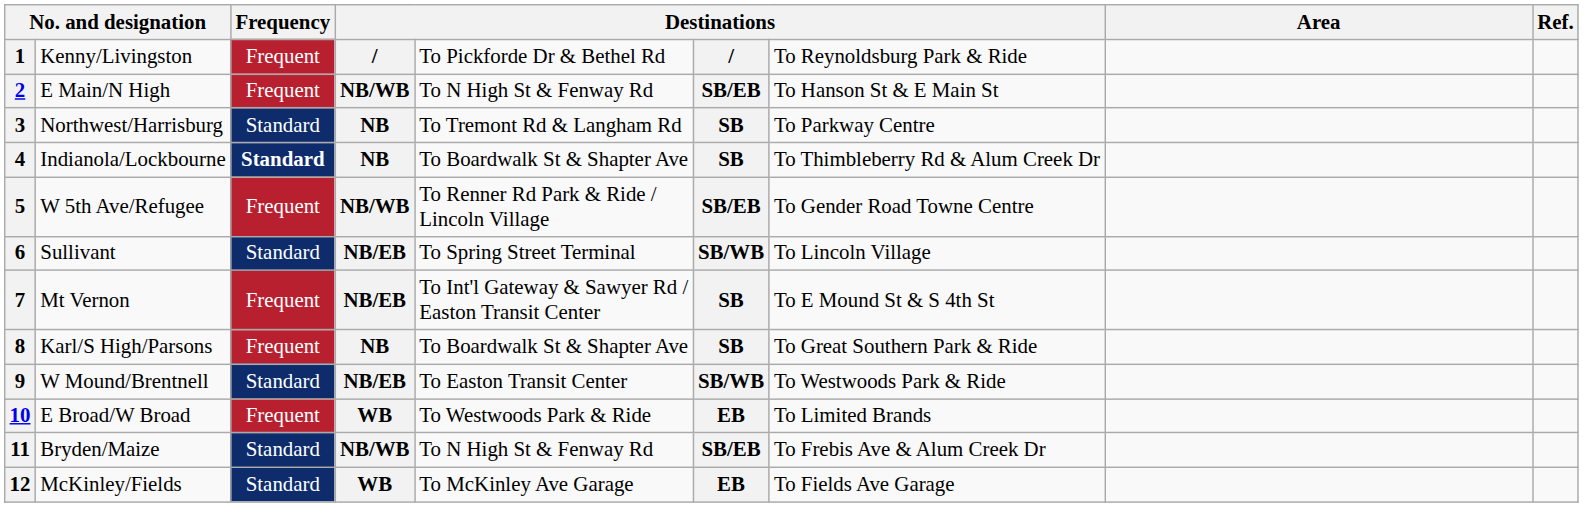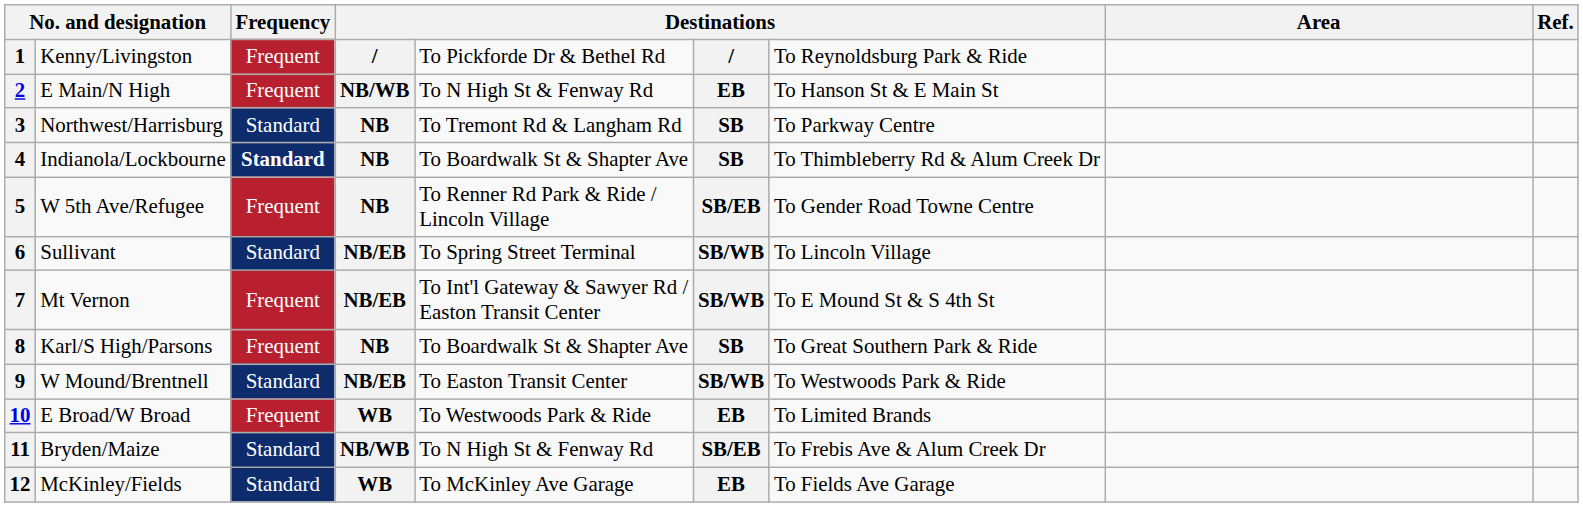(731, 90) SB/EB -> (731, 90) EB
(375, 206) NB/WB -> (375, 206) NB
(731, 300) SB -> (731, 300) SB/WB
